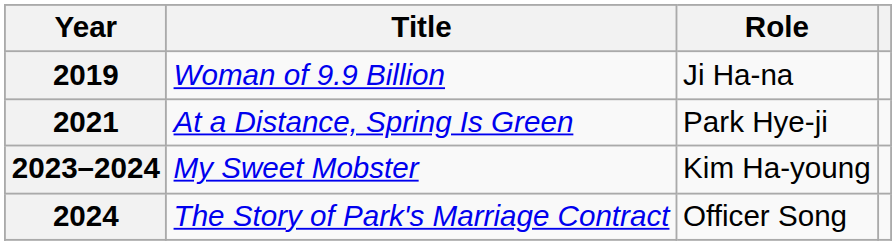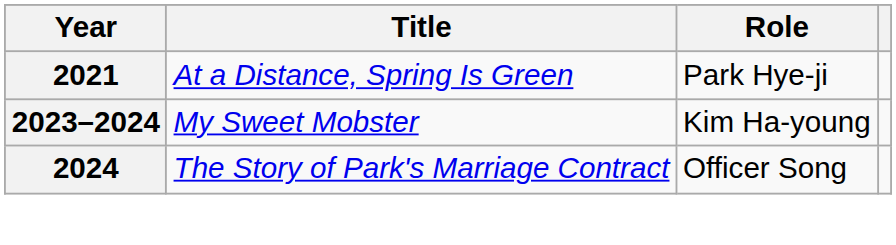- row: (86, 74)
